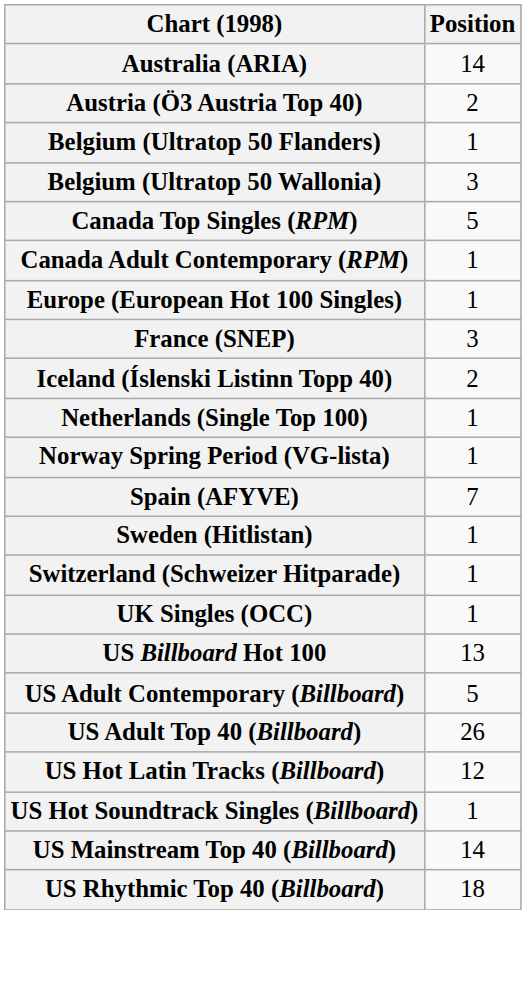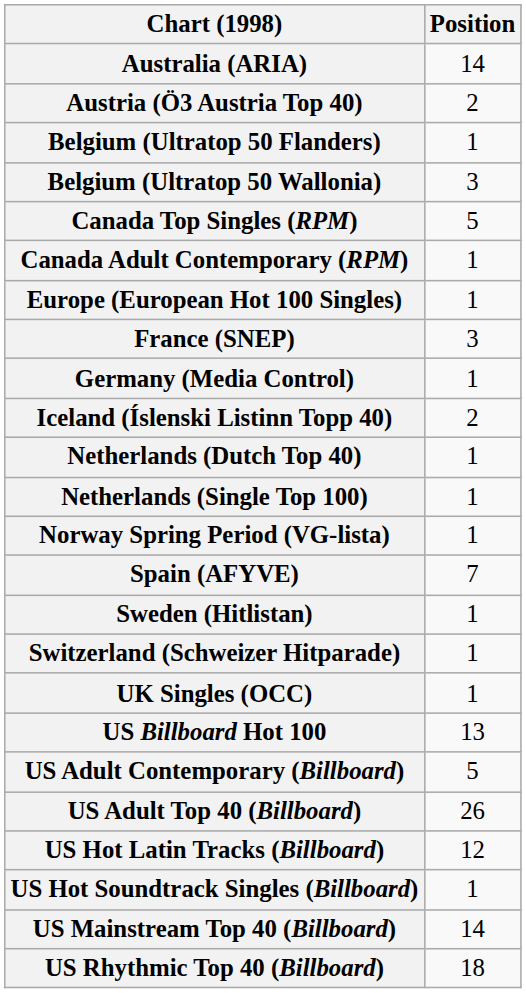+ row: (214, 378)
+ row: (214, 456)
